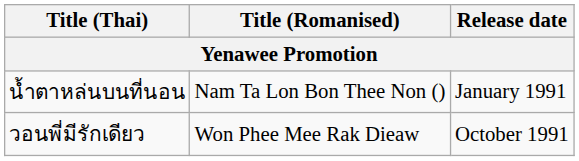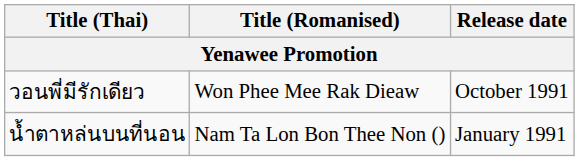rows swapped: (97, 92) <-> (77, 134)
